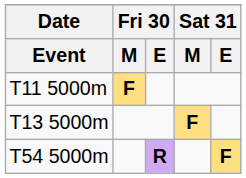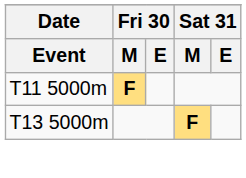- row: (59, 156)
